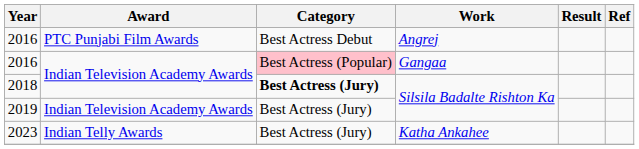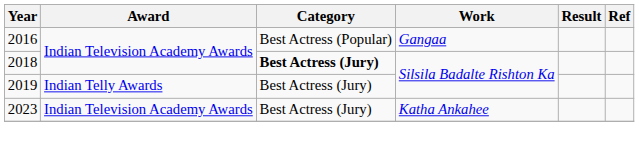- row: (23, 39)
(326, 62) pink background -> (326, 39) no background
(148, 109) Indian Television Academy Awards -> (103, 86) Indian Telly Awards
(103, 132) Indian Telly Awards -> (148, 109) Indian Television Academy Awards
